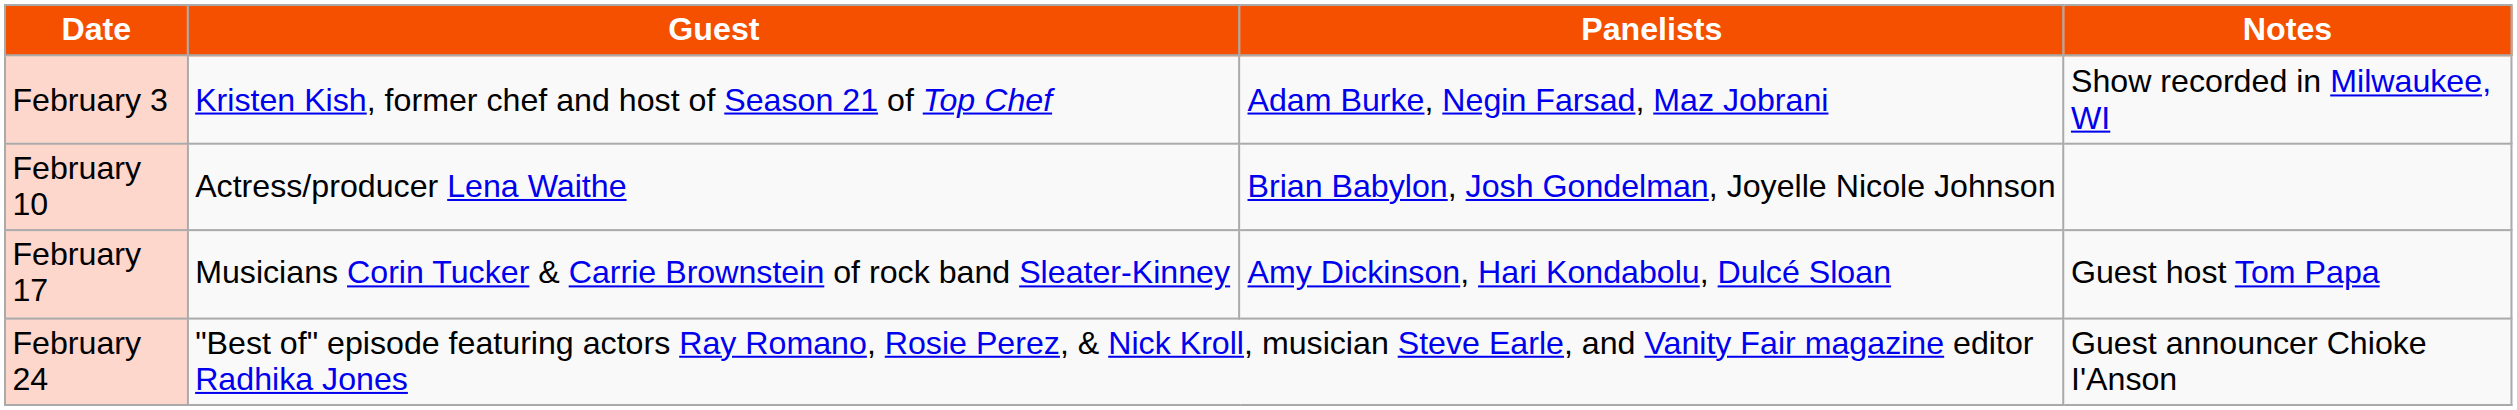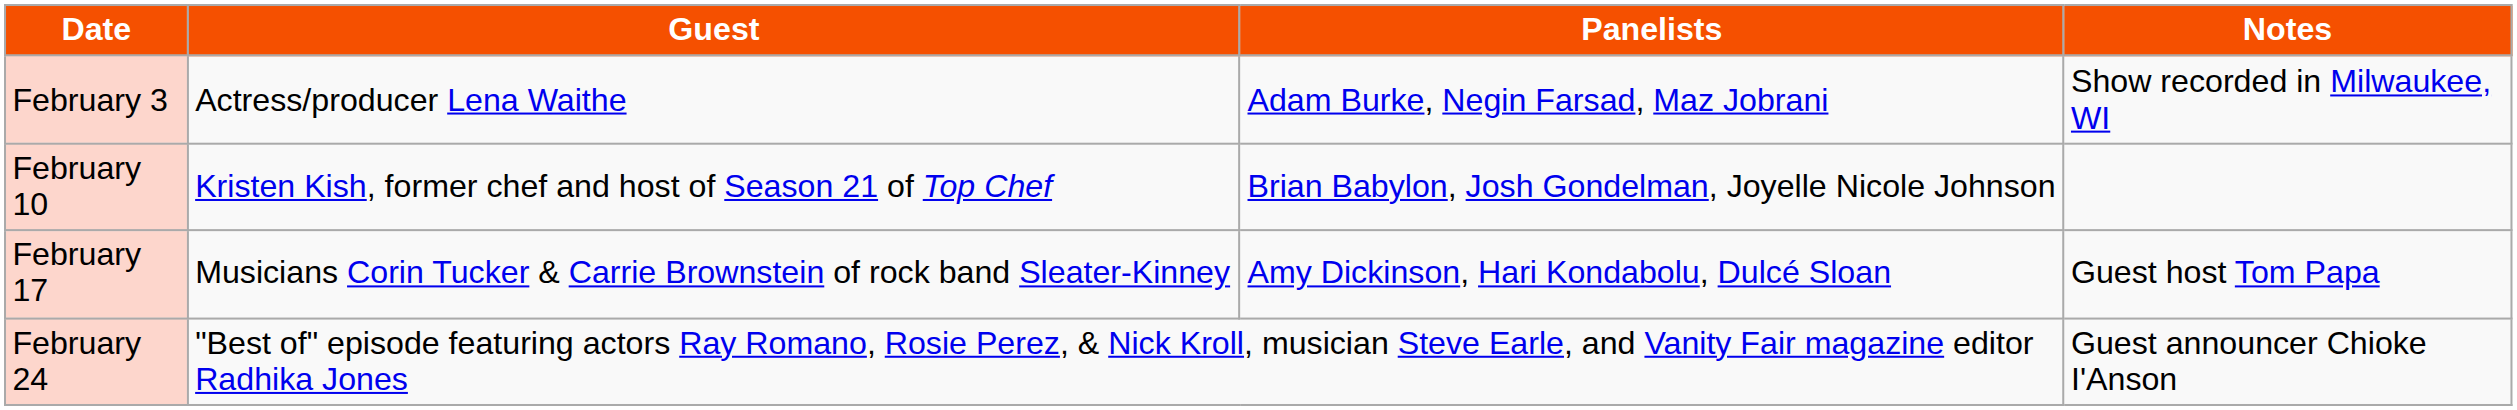(624, 99) Kristen Kish, former chef and host of Season 21 of Top Chef -> (411, 99) Actress/producer Lena Waithe
(411, 186) Actress/producer Lena Waithe -> (624, 186) Kristen Kish, former chef and host of Season 21 of Top Chef
